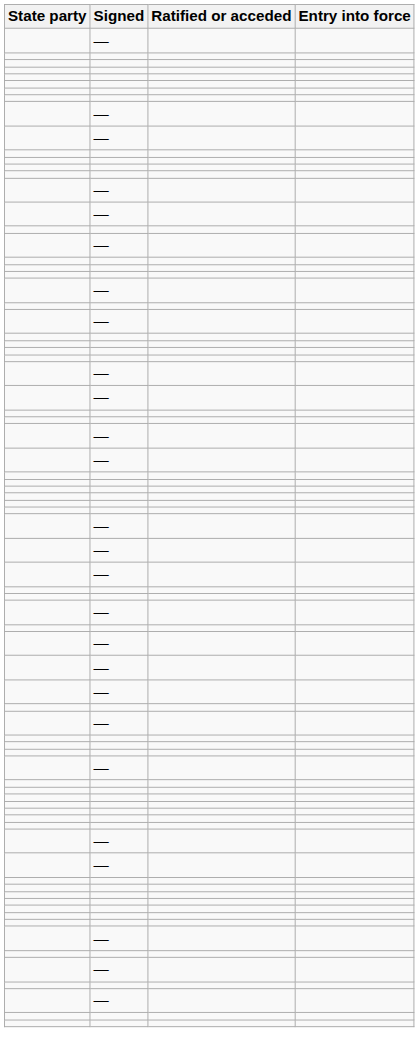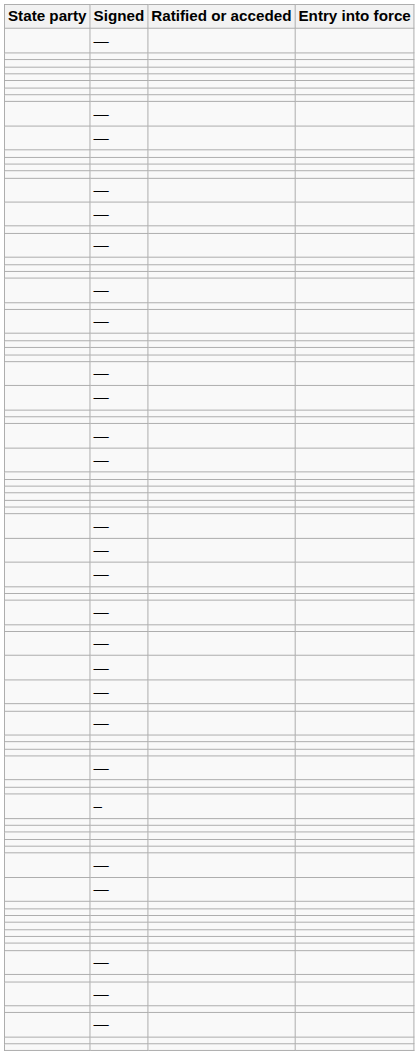+ row: (47, 806)
